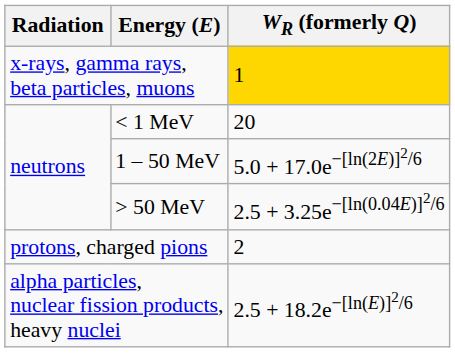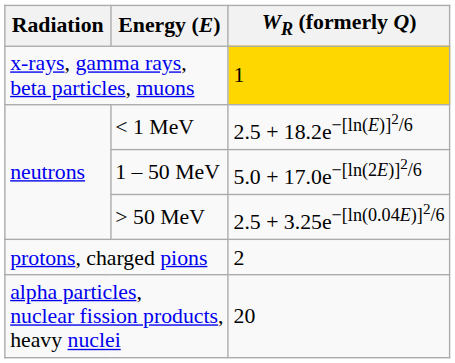(244, 121) 20 -> (323, 126) 2.5 + 18.2e−[ln(E)]2/6
(323, 305) 2.5 + 18.2e−[ln(E)]2/6 -> (244, 315) 20
